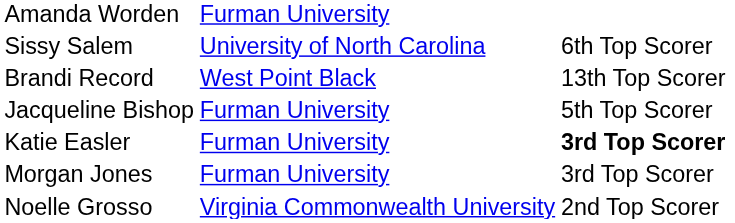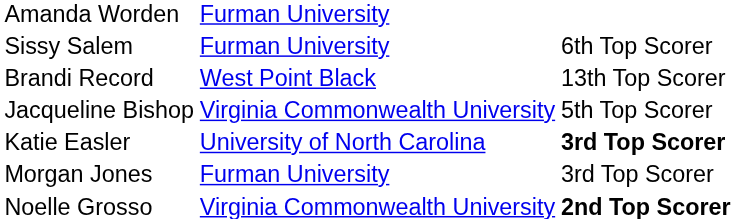(343, 46) University of North Carolina -> (295, 46) Furman University
(295, 110) Furman University -> (377, 110) Virginia Commonwealth University
(295, 142) Furman University -> (343, 142) University of North Carolina
(640, 207) normal -> (646, 207) bold
